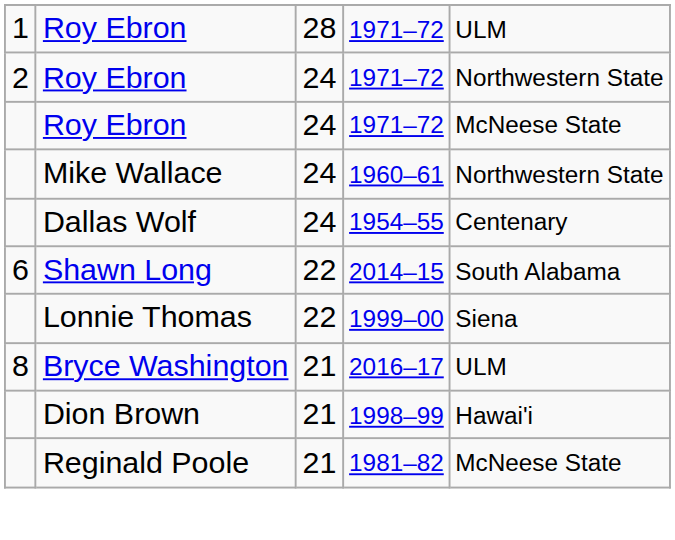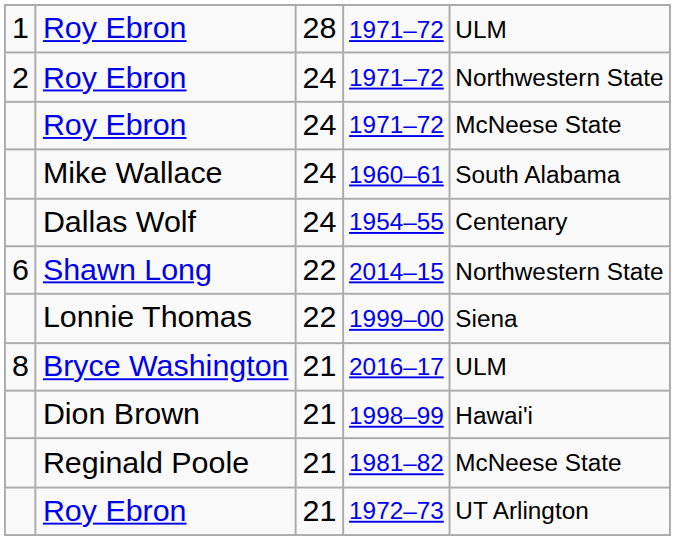(559, 174) Northwestern State -> (538, 174) South Alabama
(538, 270) South Alabama -> (559, 270) Northwestern State
+ row: (20, 511)
